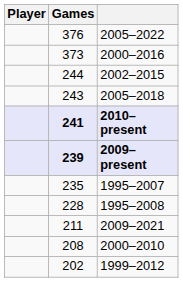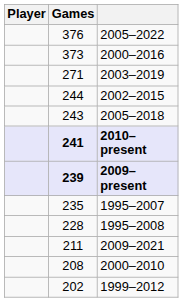+ row: (132, 75)
